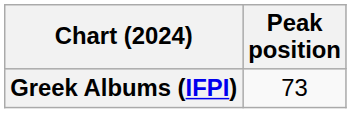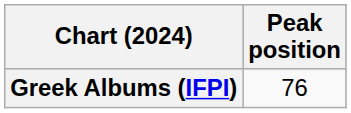(295, 88) 73 -> (295, 88) 76
